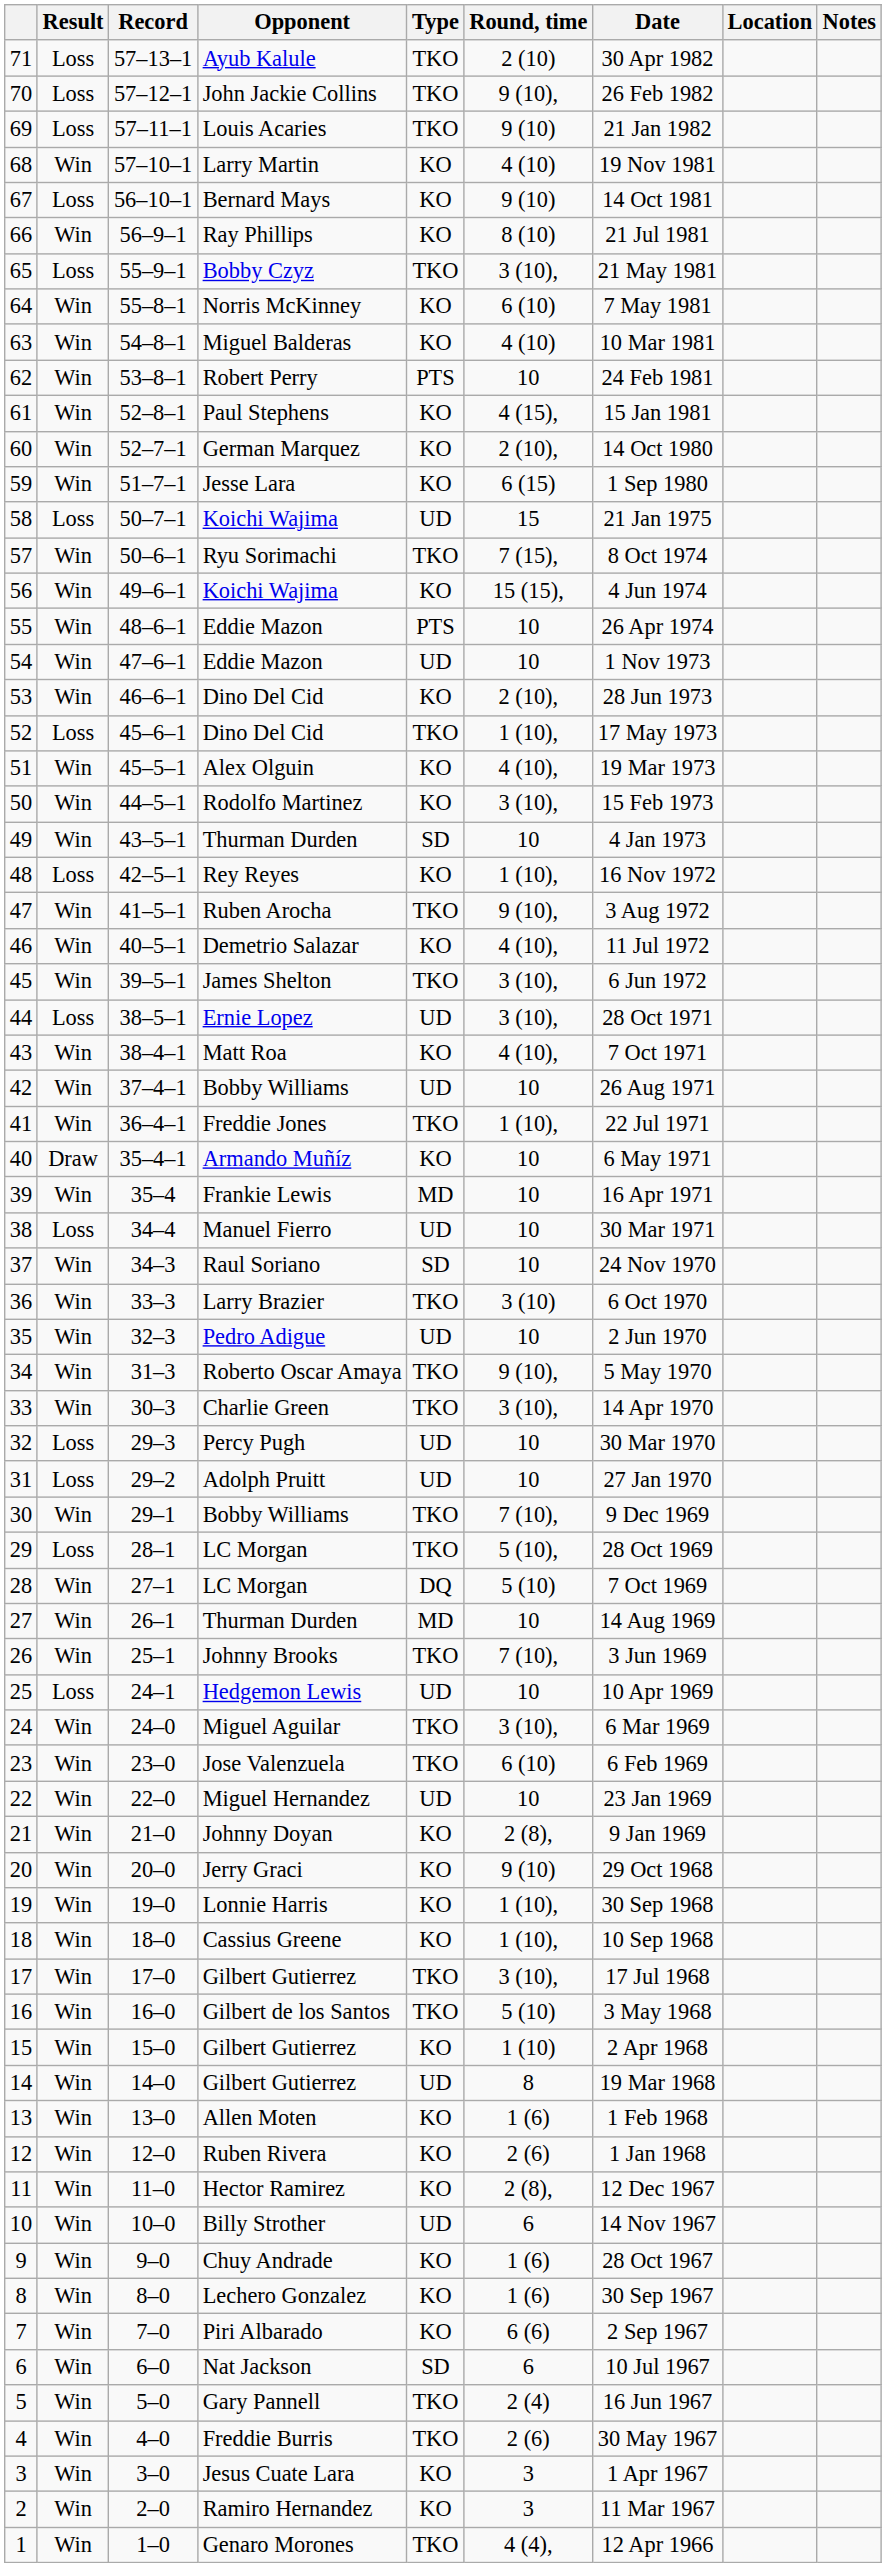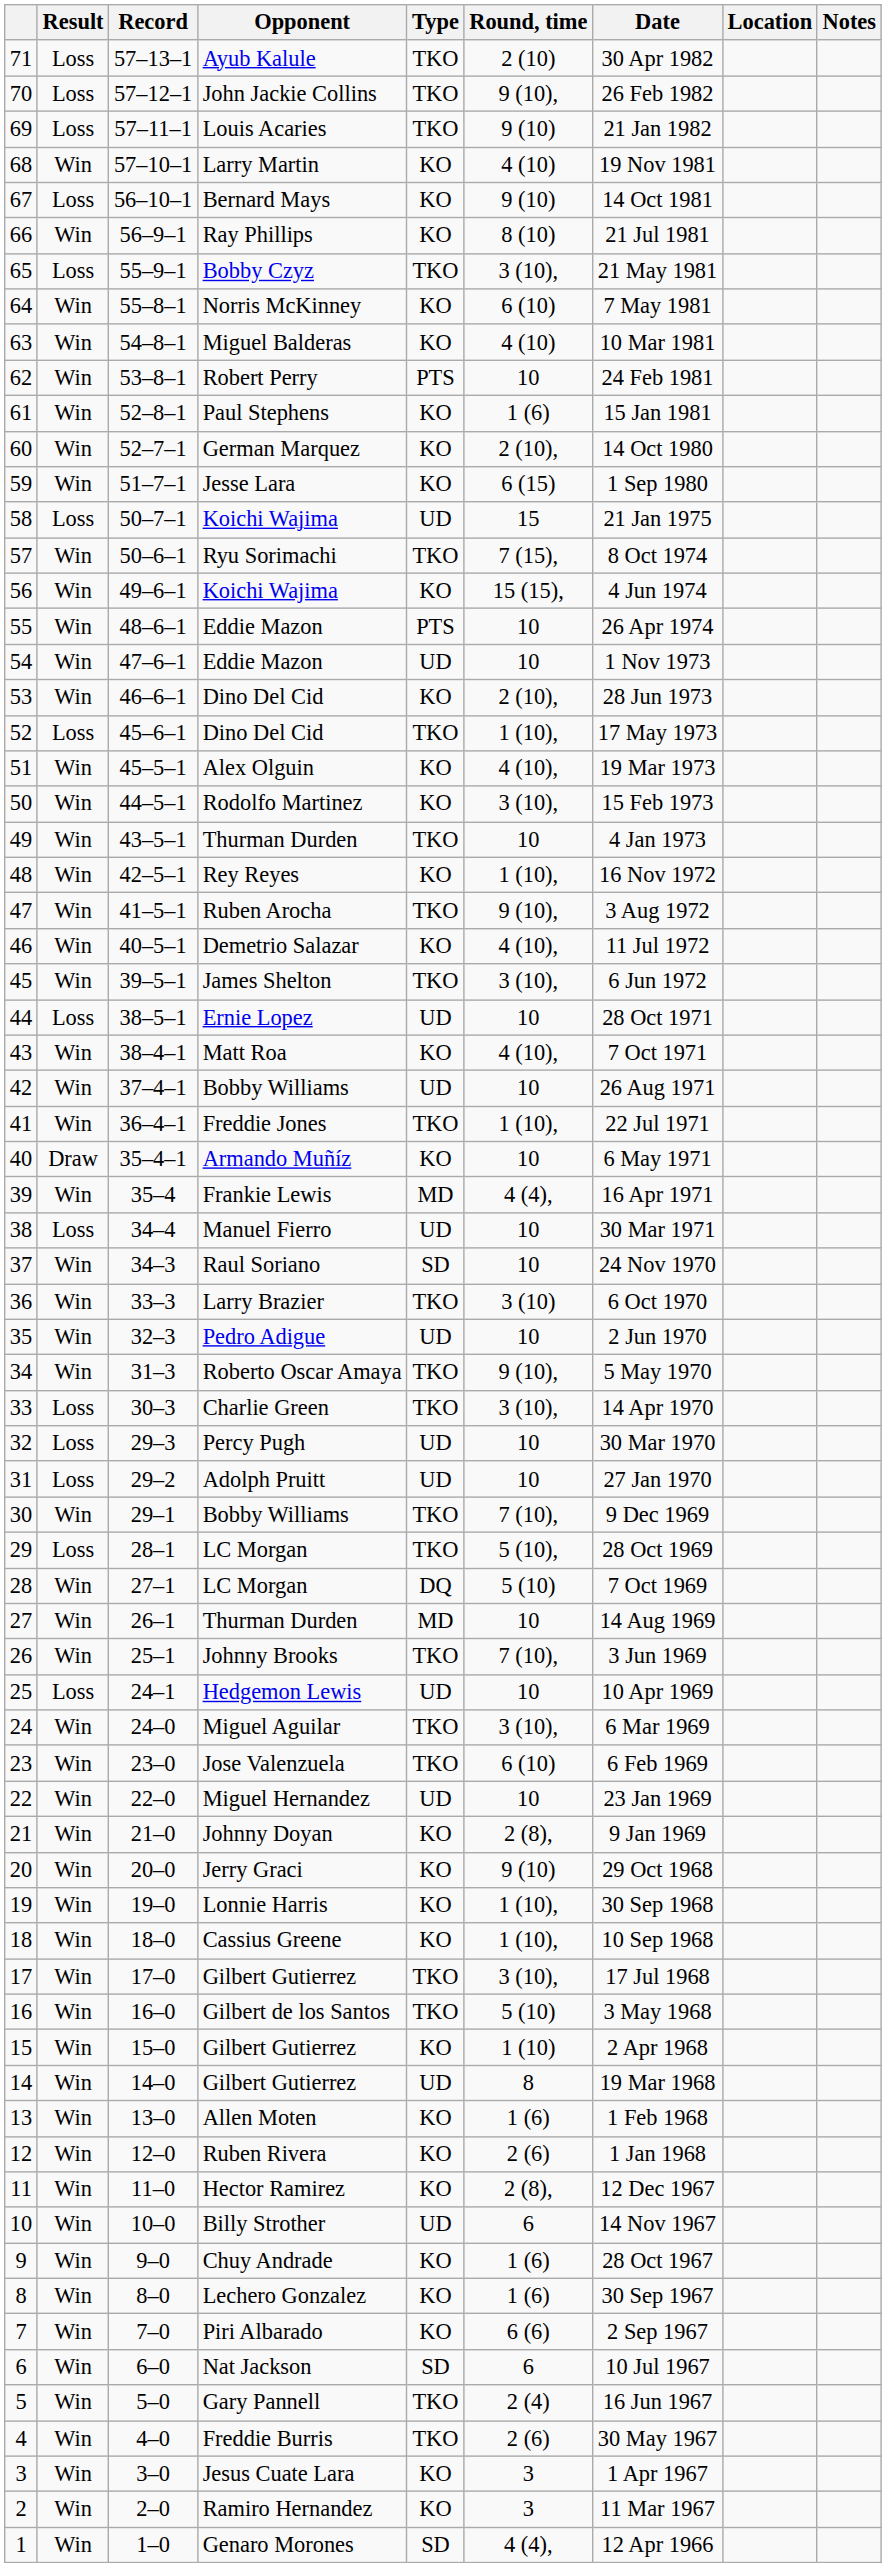(528, 413) 4 (15), -> (528, 413) 1 (6)
(435, 839) SD -> (435, 839) TKO
(73, 874) Loss -> (73, 874) Win
(528, 1016) 3 (10), -> (528, 1016) 10
(528, 1194) 10 -> (528, 1194) 4 (4),
(73, 1407) Win -> (73, 1407) Loss
(435, 2544) TKO -> (435, 2544) SD
